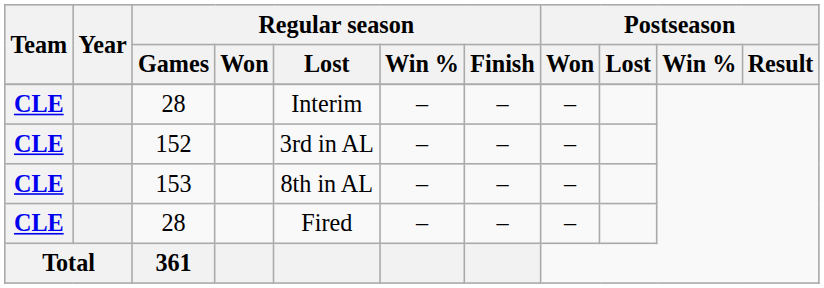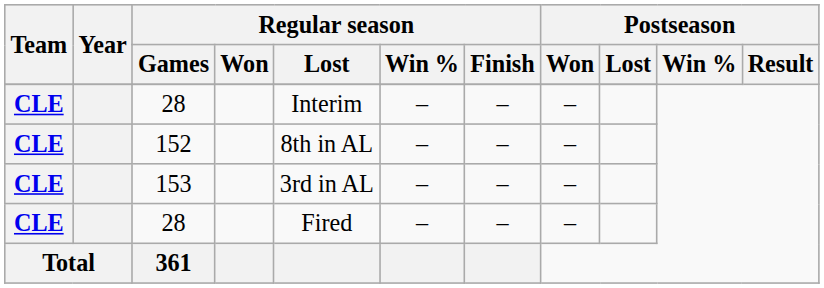(327, 144) 3rd in AL -> (327, 144) 8th in AL
(327, 184) 8th in AL -> (327, 184) 3rd in AL
